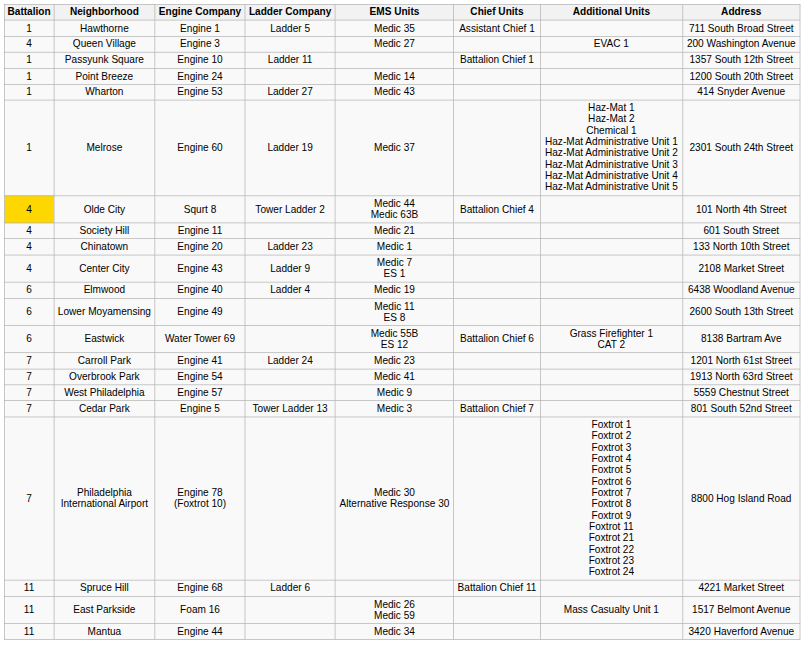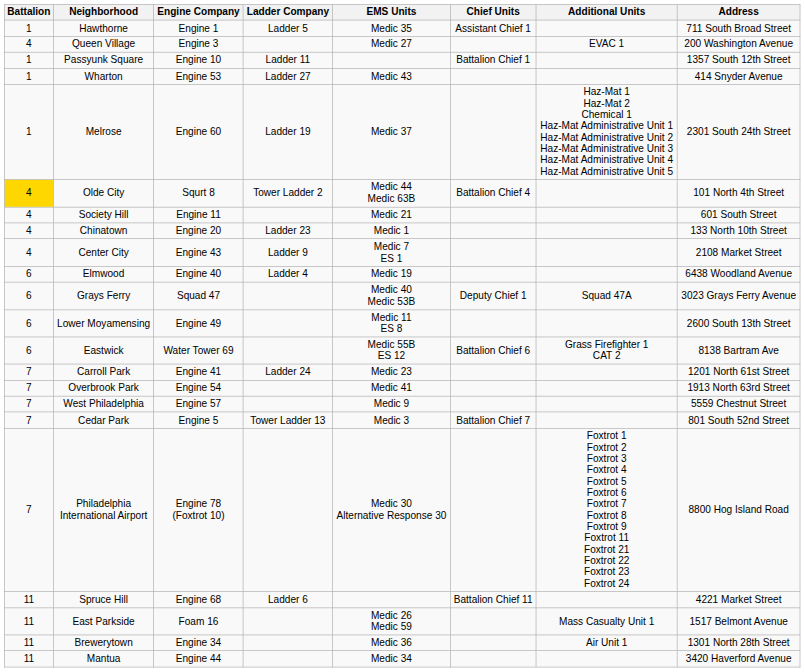- row: (104, 76)
+ row: (104, 296)
+ row: (104, 643)
